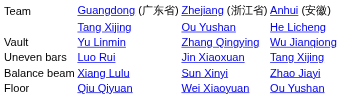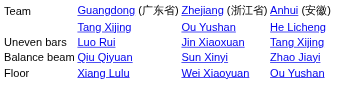- row: (16, 42)
(104, 73) Xiang Lulu -> (105, 58) Qiu Qiyuan
(105, 88) Qiu Qiyuan -> (104, 73) Xiang Lulu
